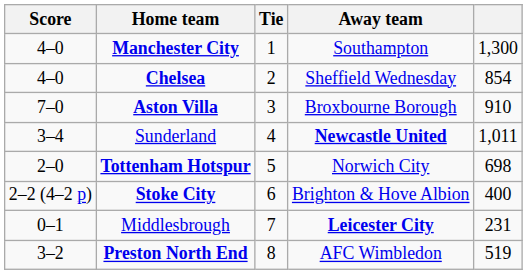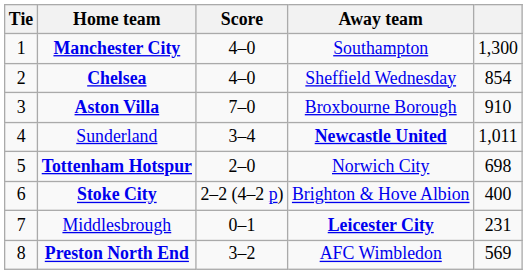columns swapped: (271, 18) <-> (50, 18)
(498, 253) 519 -> (498, 253) 569
